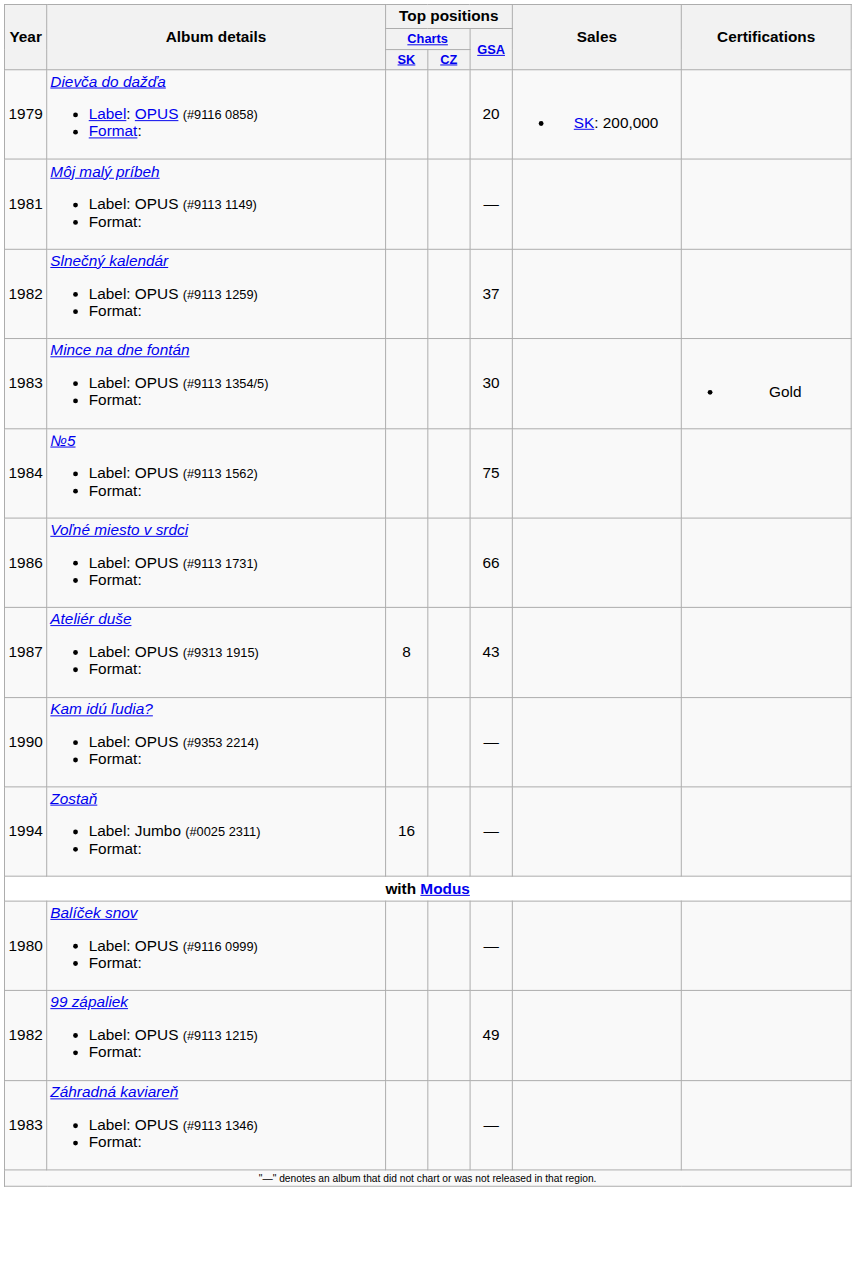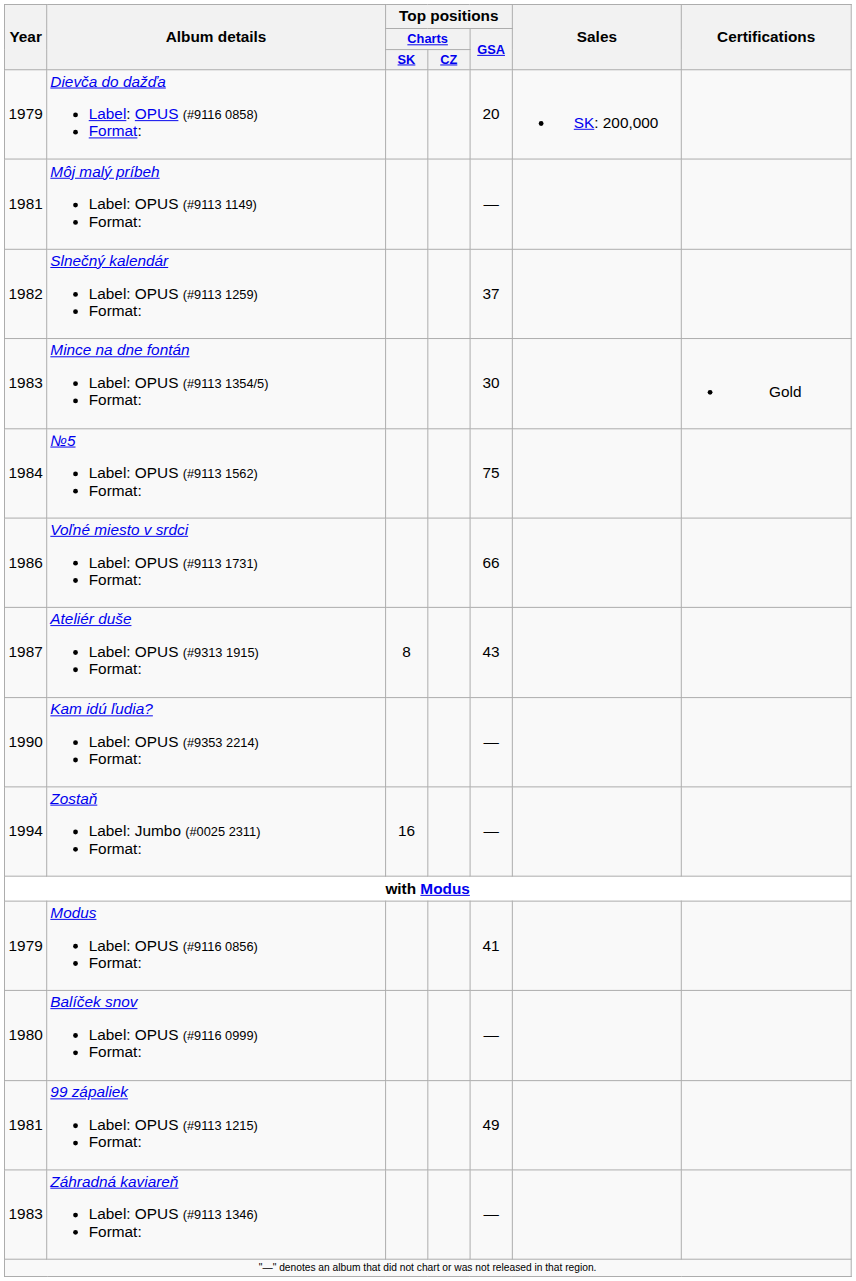+ row: (216, 938)
(26, 1035) 1982 -> (26, 1124) 1981
